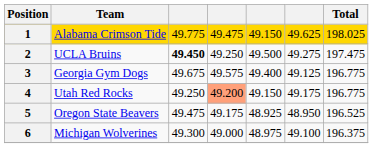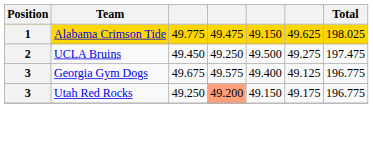(188, 54) bold -> (188, 54) normal
(28, 93) 4 -> (28, 93) 3
- row: (106, 113)
- row: (106, 133)
